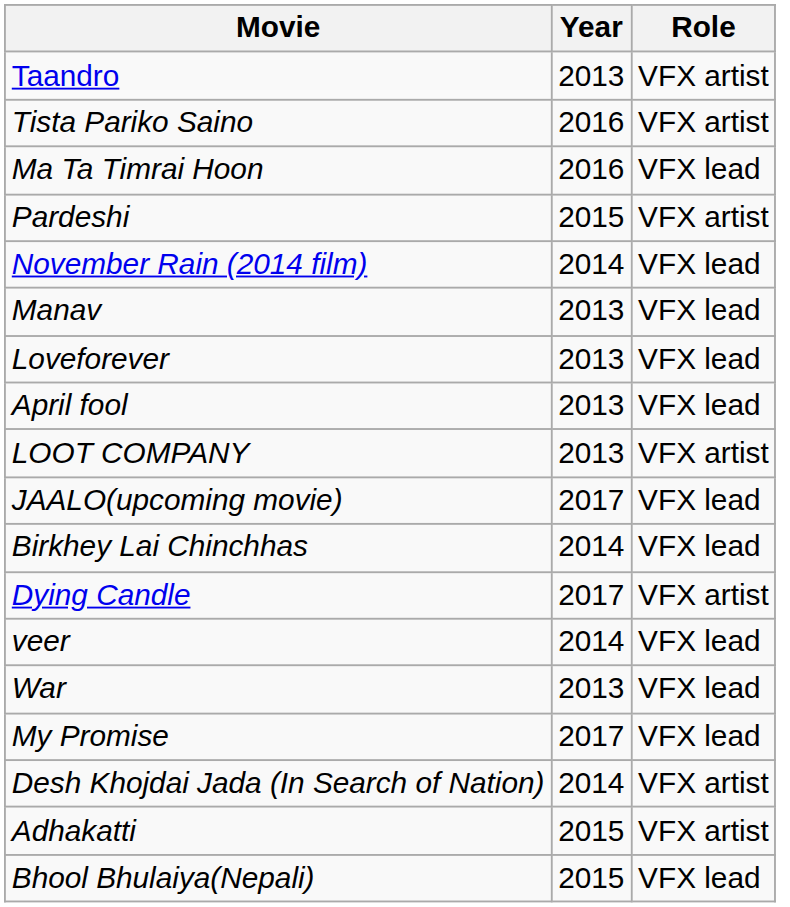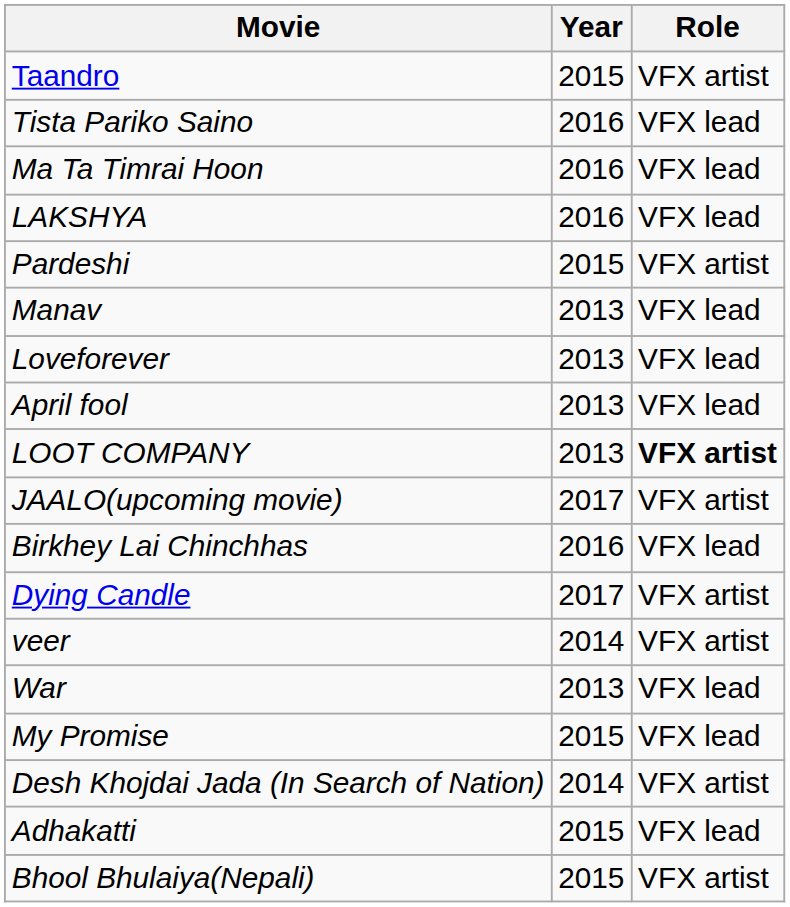(591, 75) 2013 -> (591, 75) 2015
(703, 122) VFX artist -> (699, 122) VFX lead
+ row: (80, 216)
- row: (190, 264)
(703, 452) normal -> (708, 452) bold
(699, 500) VFX lead -> (703, 500) VFX artist
(591, 547) 2014 -> (591, 547) 2016
(699, 641) VFX lead -> (703, 641) VFX artist
(591, 736) 2017 -> (591, 736) 2015
(703, 830) VFX artist -> (699, 830) VFX lead
(699, 877) VFX lead -> (703, 877) VFX artist
